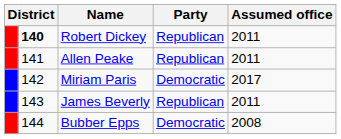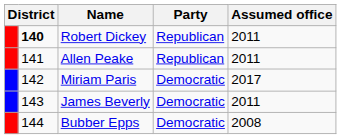(190, 101) Republican -> (191, 101) Democratic
